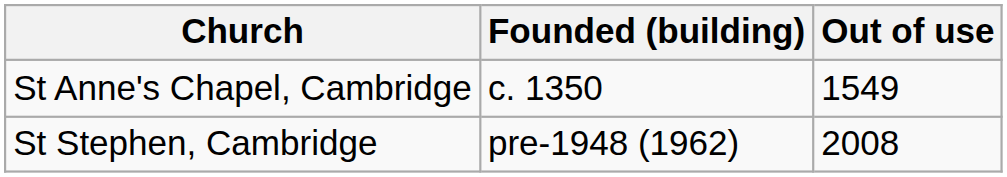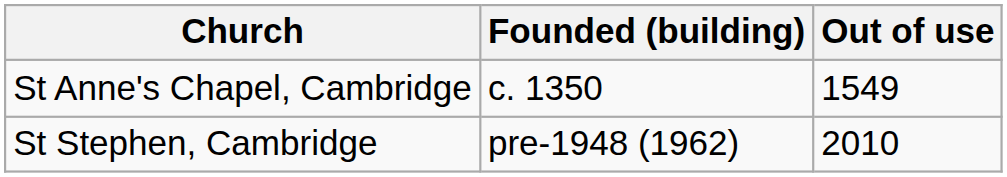(860, 143) 2008 -> (860, 143) 2010
